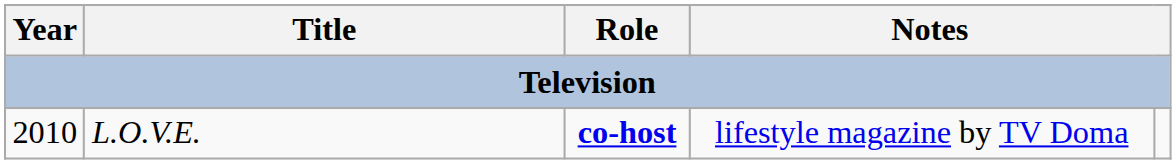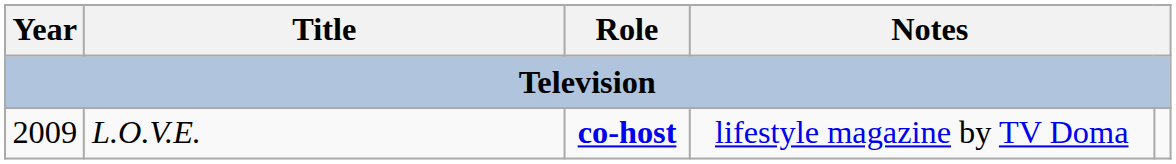(45, 132) 2010 -> (45, 132) 2009
